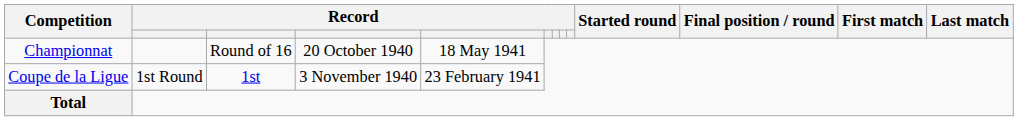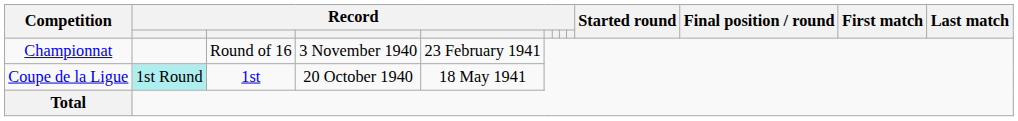(358, 50) 20 October 1940 -> (358, 50) 3 November 1940
(483, 50) 18 May 1941 -> (483, 50) 23 February 1941
(169, 76) no background -> (169, 76) paleturquoise background
(358, 76) 3 November 1940 -> (358, 76) 20 October 1940
(483, 76) 23 February 1941 -> (483, 76) 18 May 1941
